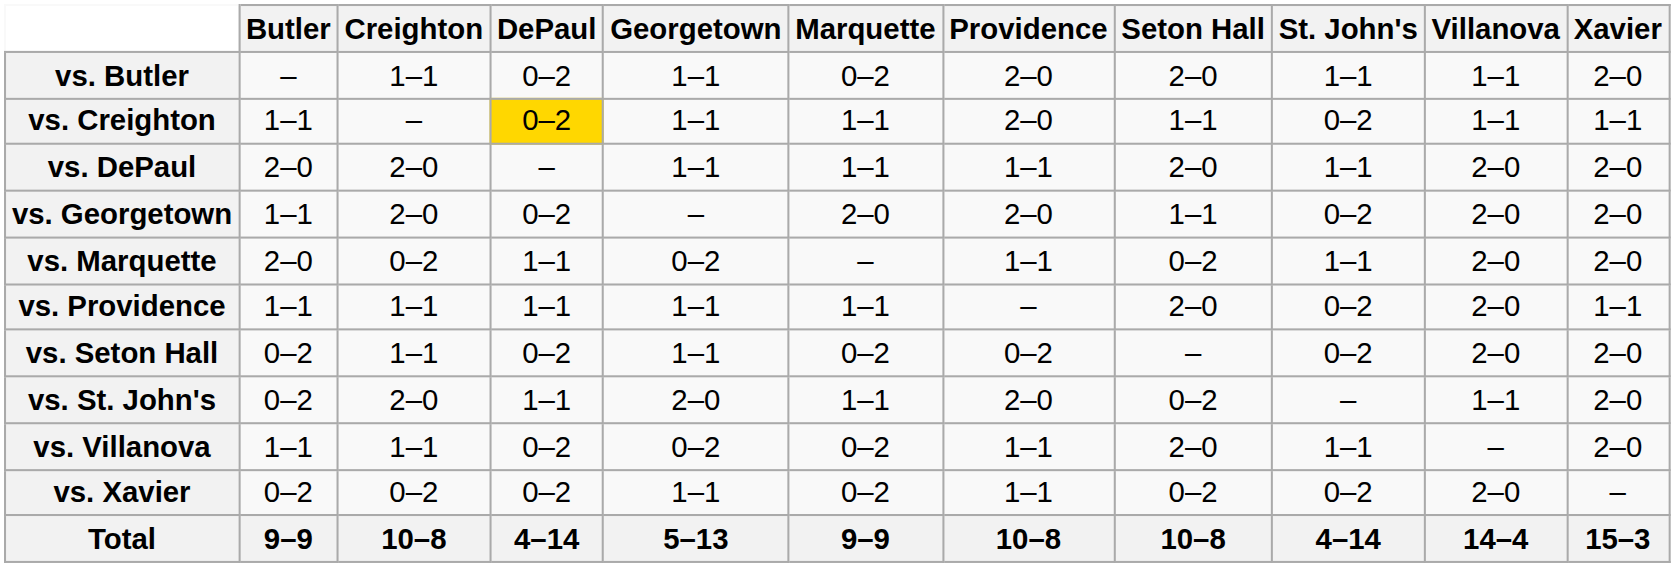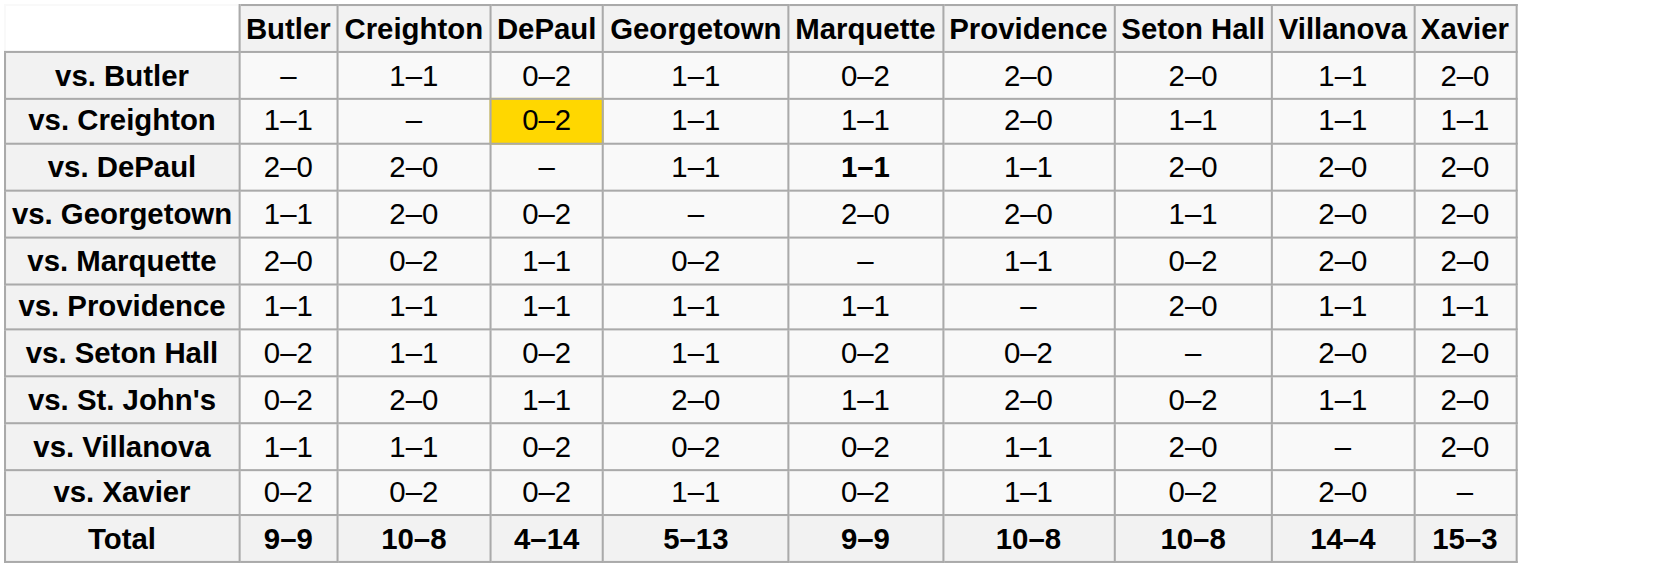- column: (1348, 29)
(865, 168) normal -> (865, 168) bold
(1496, 307) 2–0 -> (1343, 307) 1–1
